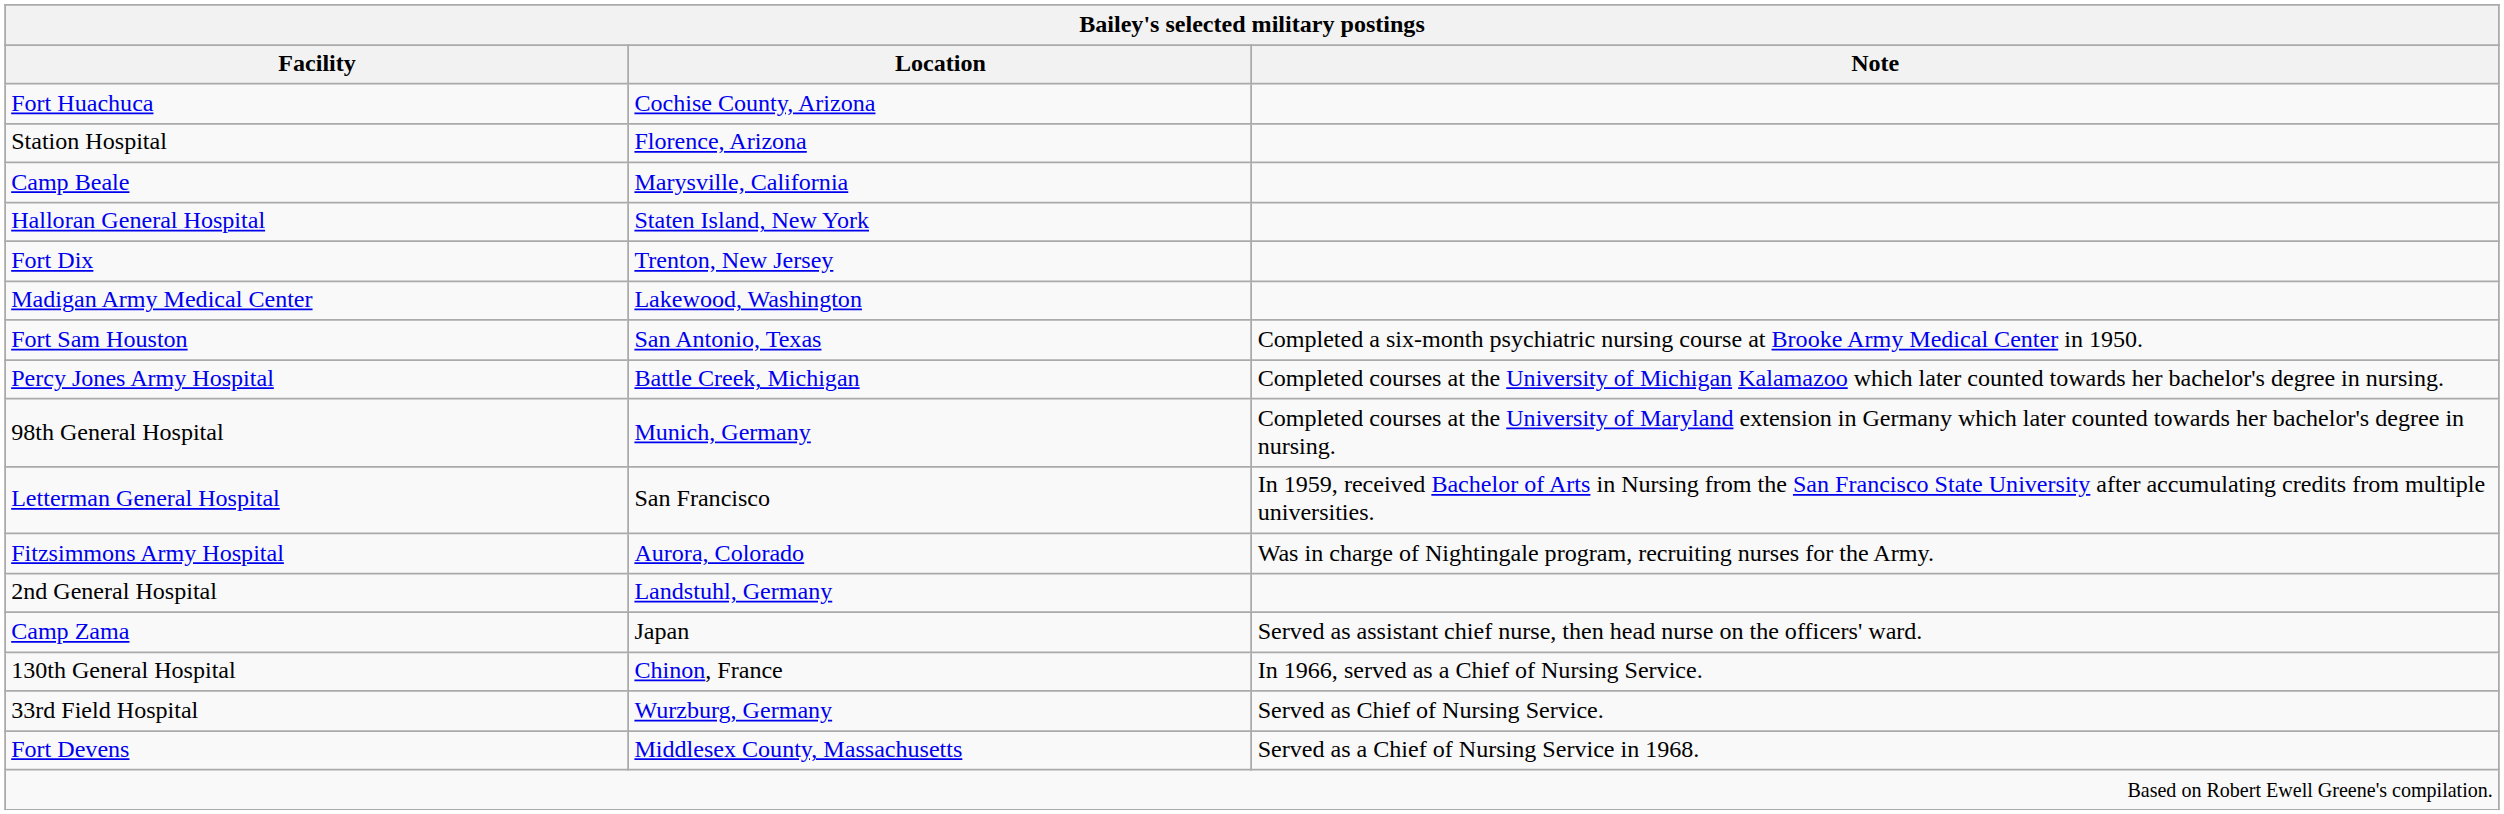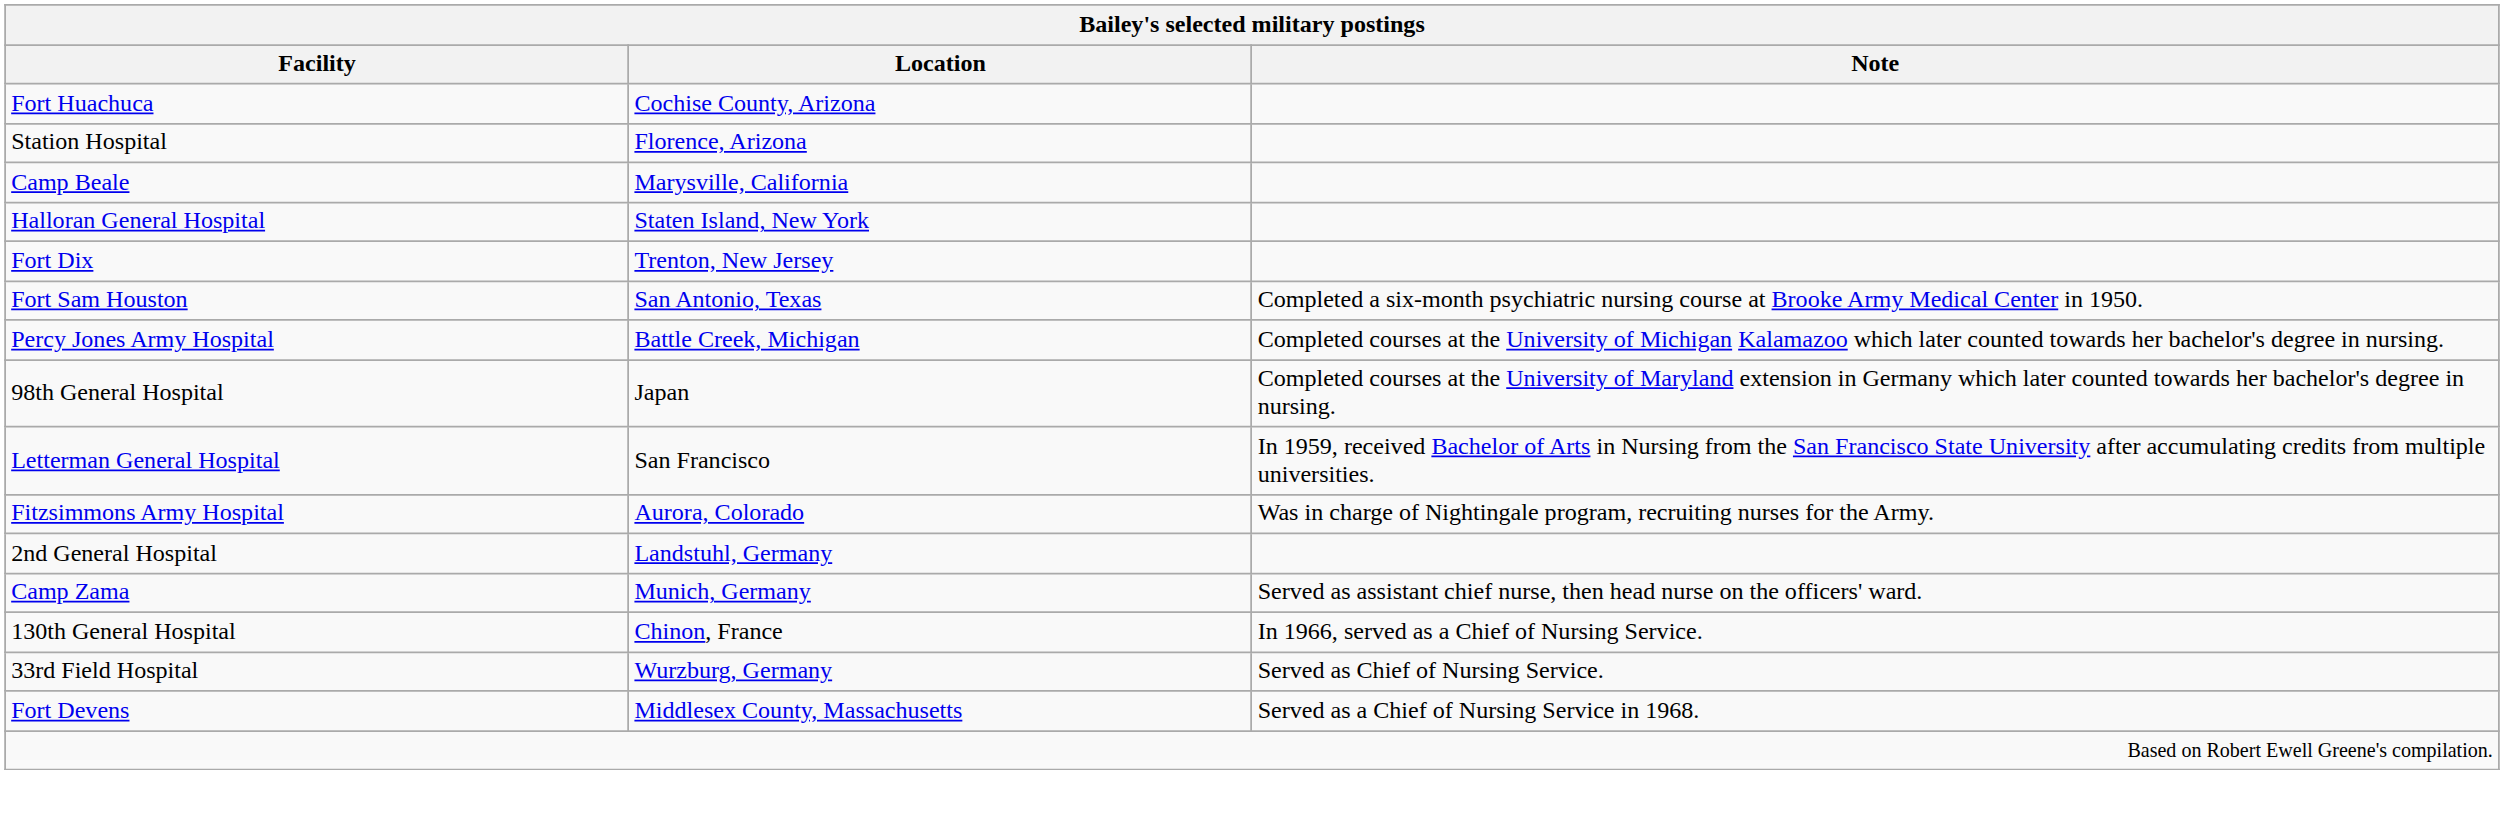- row: (162, 299)
(723, 431) Munich, Germany -> (662, 392) Japan
(662, 631) Japan -> (723, 591) Munich, Germany
